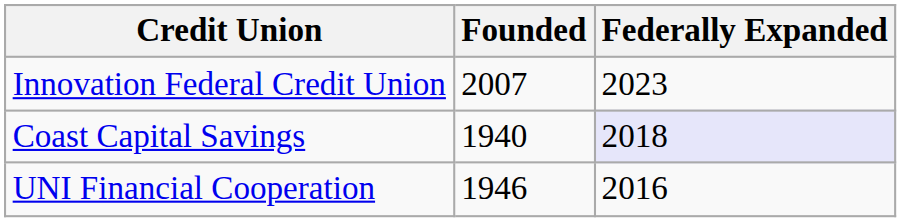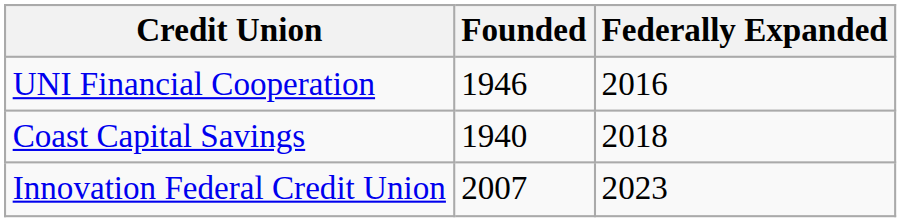rows swapped: (194, 188) <-> (229, 83)
(635, 135) lavender background -> (635, 135) no background
